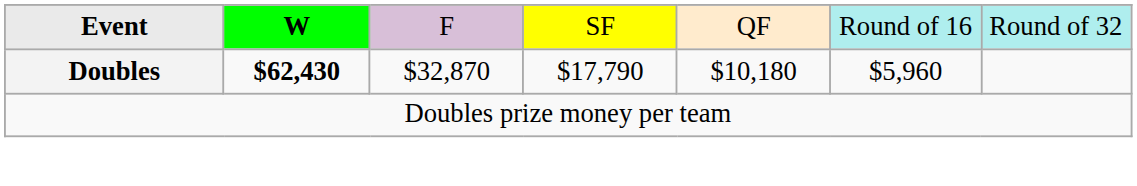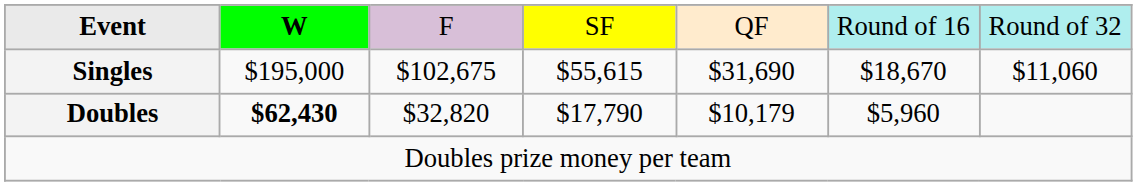+ row: (113, 70)
(447, 70) $32,870 -> (446, 114) $32,820
(754, 70) $10,180 -> (751, 114) $10,179
